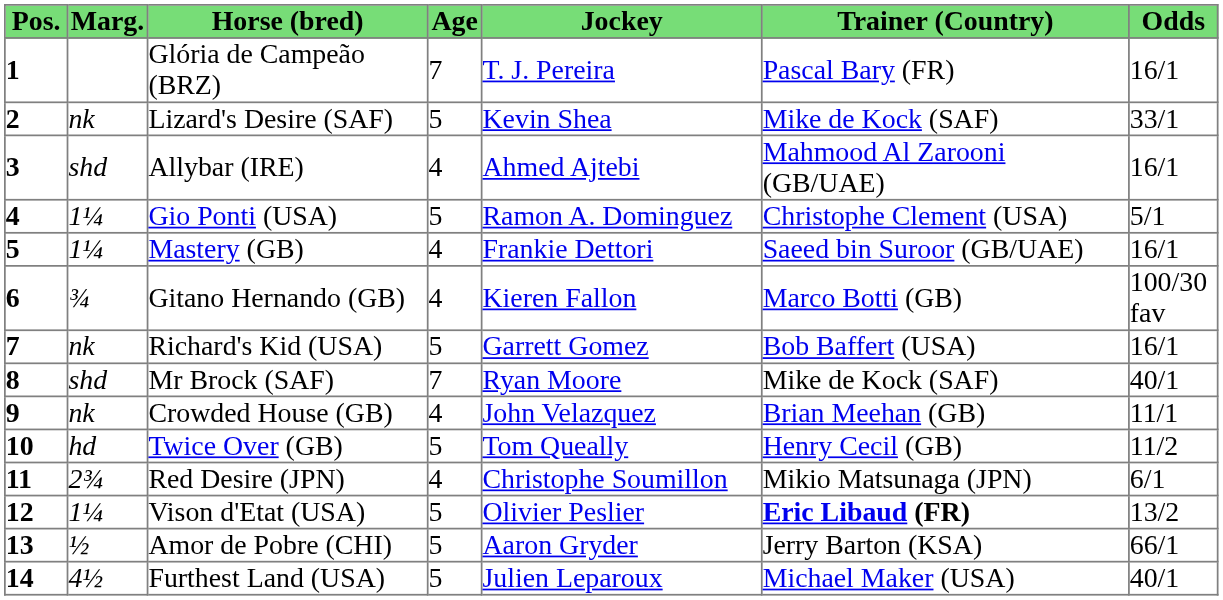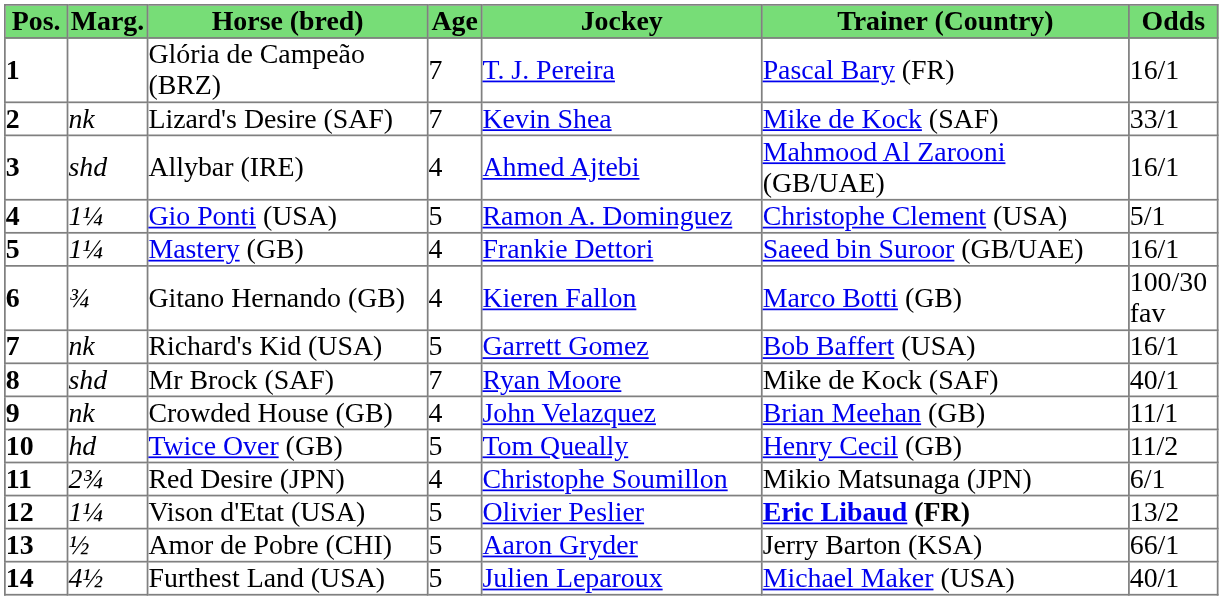(436, 118) 5 -> (436, 118) 7
